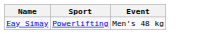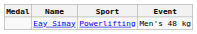+ column: (18, 11)
